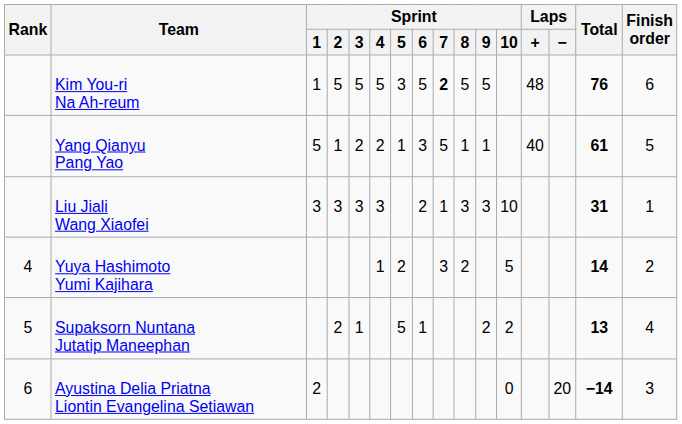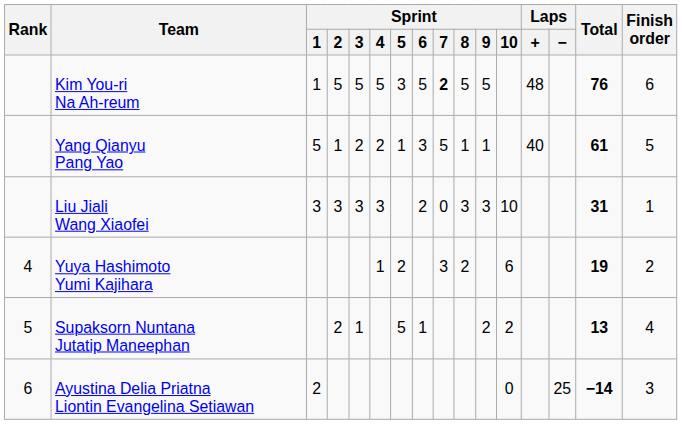(444, 206) 1 -> (444, 206) 0
(509, 267) 5 -> (509, 267) 6
(599, 267) 14 -> (599, 267) 19
(562, 388) 20 -> (562, 388) 25
